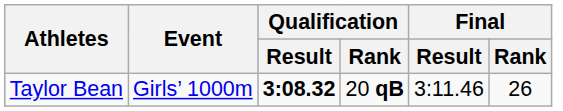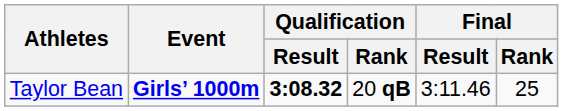(193, 90) normal -> (196, 90) bold
(520, 90) 26 -> (527, 90) 25
